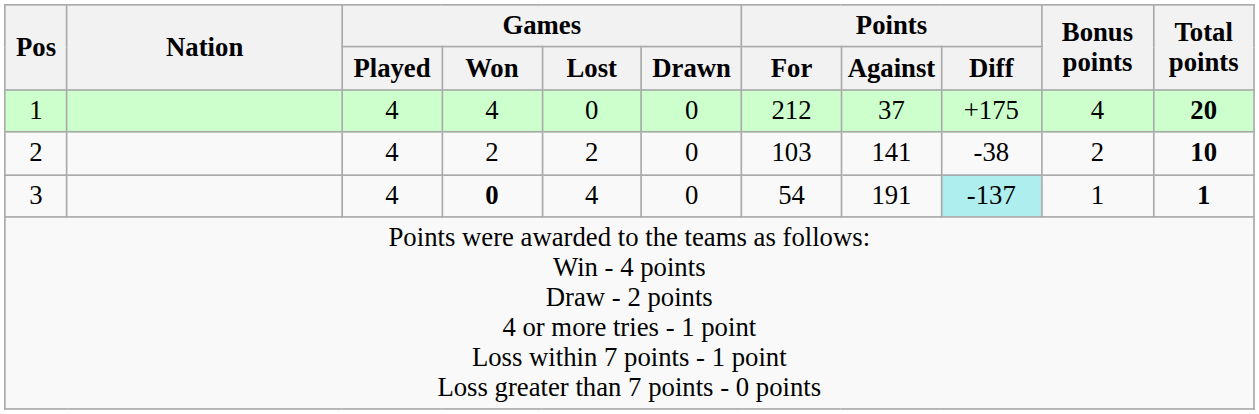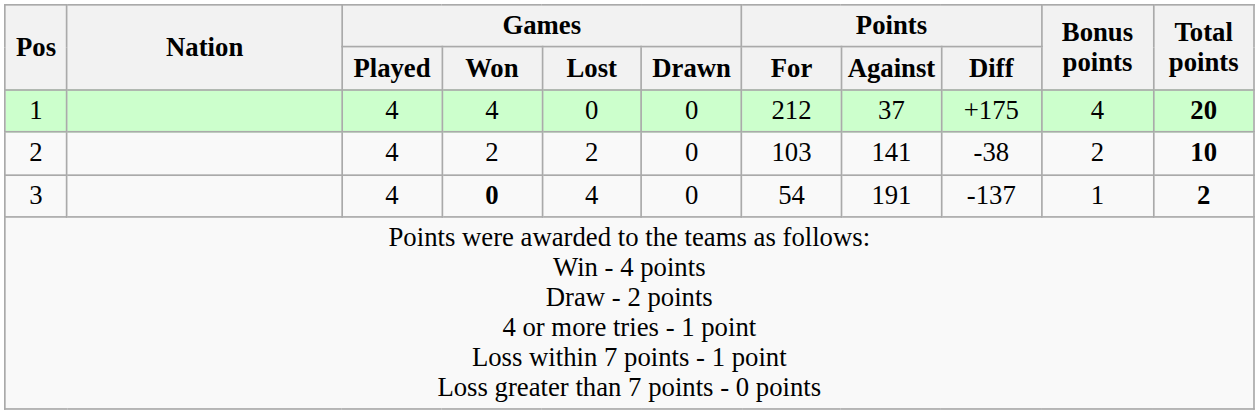(991, 195) paleturquoise background -> (991, 195) no background
(1204, 195) 1 -> (1204, 195) 2
